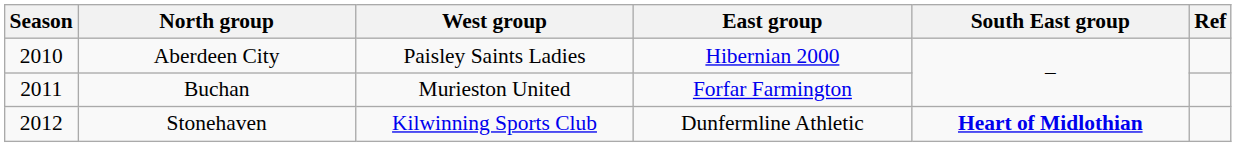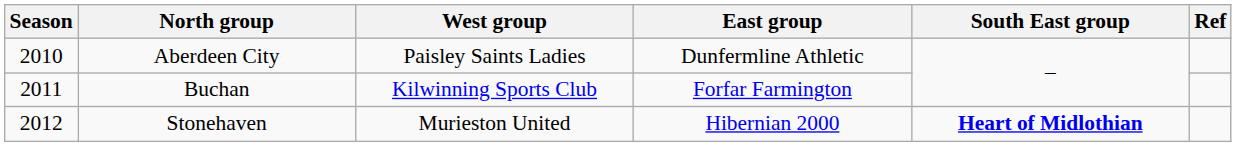(772, 55) Hibernian 2000 -> (772, 55) Dunfermline Athletic
(495, 89) Murieston United -> (495, 89) Kilwinning Sports Club
(495, 123) Kilwinning Sports Club -> (495, 123) Murieston United
(772, 123) Dunfermline Athletic -> (772, 123) Hibernian 2000
